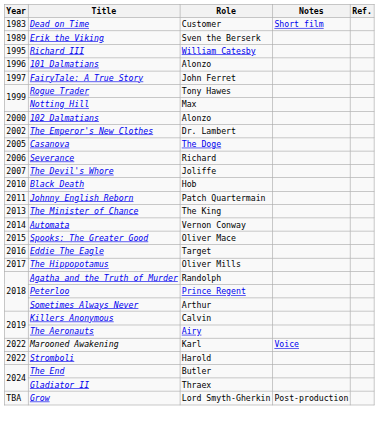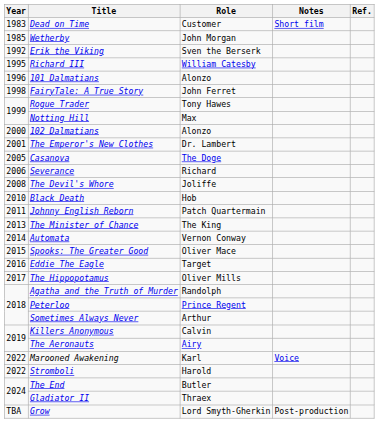+ row: (50, 38)
(16, 38) 1989 -> (16, 51) 1992
(16, 78) 1997 -> (16, 91) 1998
(16, 131) 2002 -> (16, 144) 2001
(16, 171) 2007 -> (16, 185) 2008
